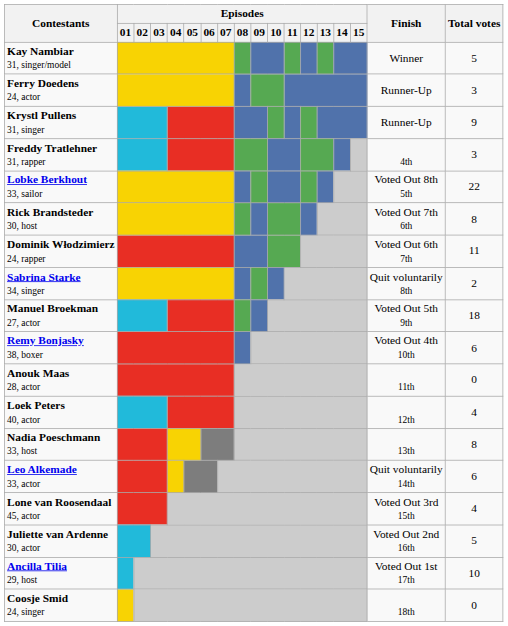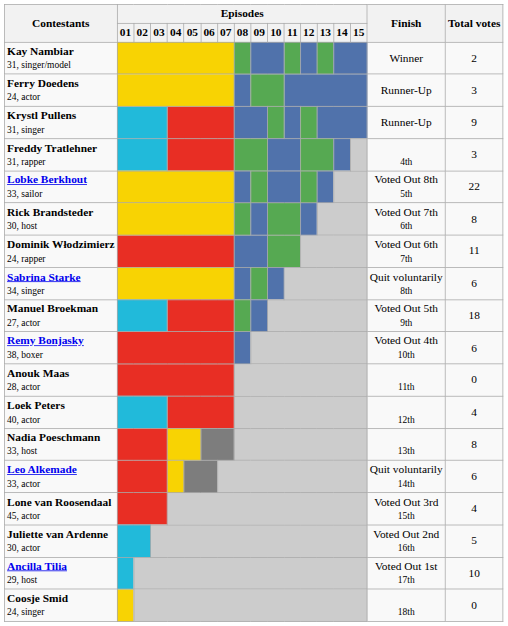(474, 58) 5 -> (474, 58) 2
(474, 283) 2 -> (474, 283) 6
